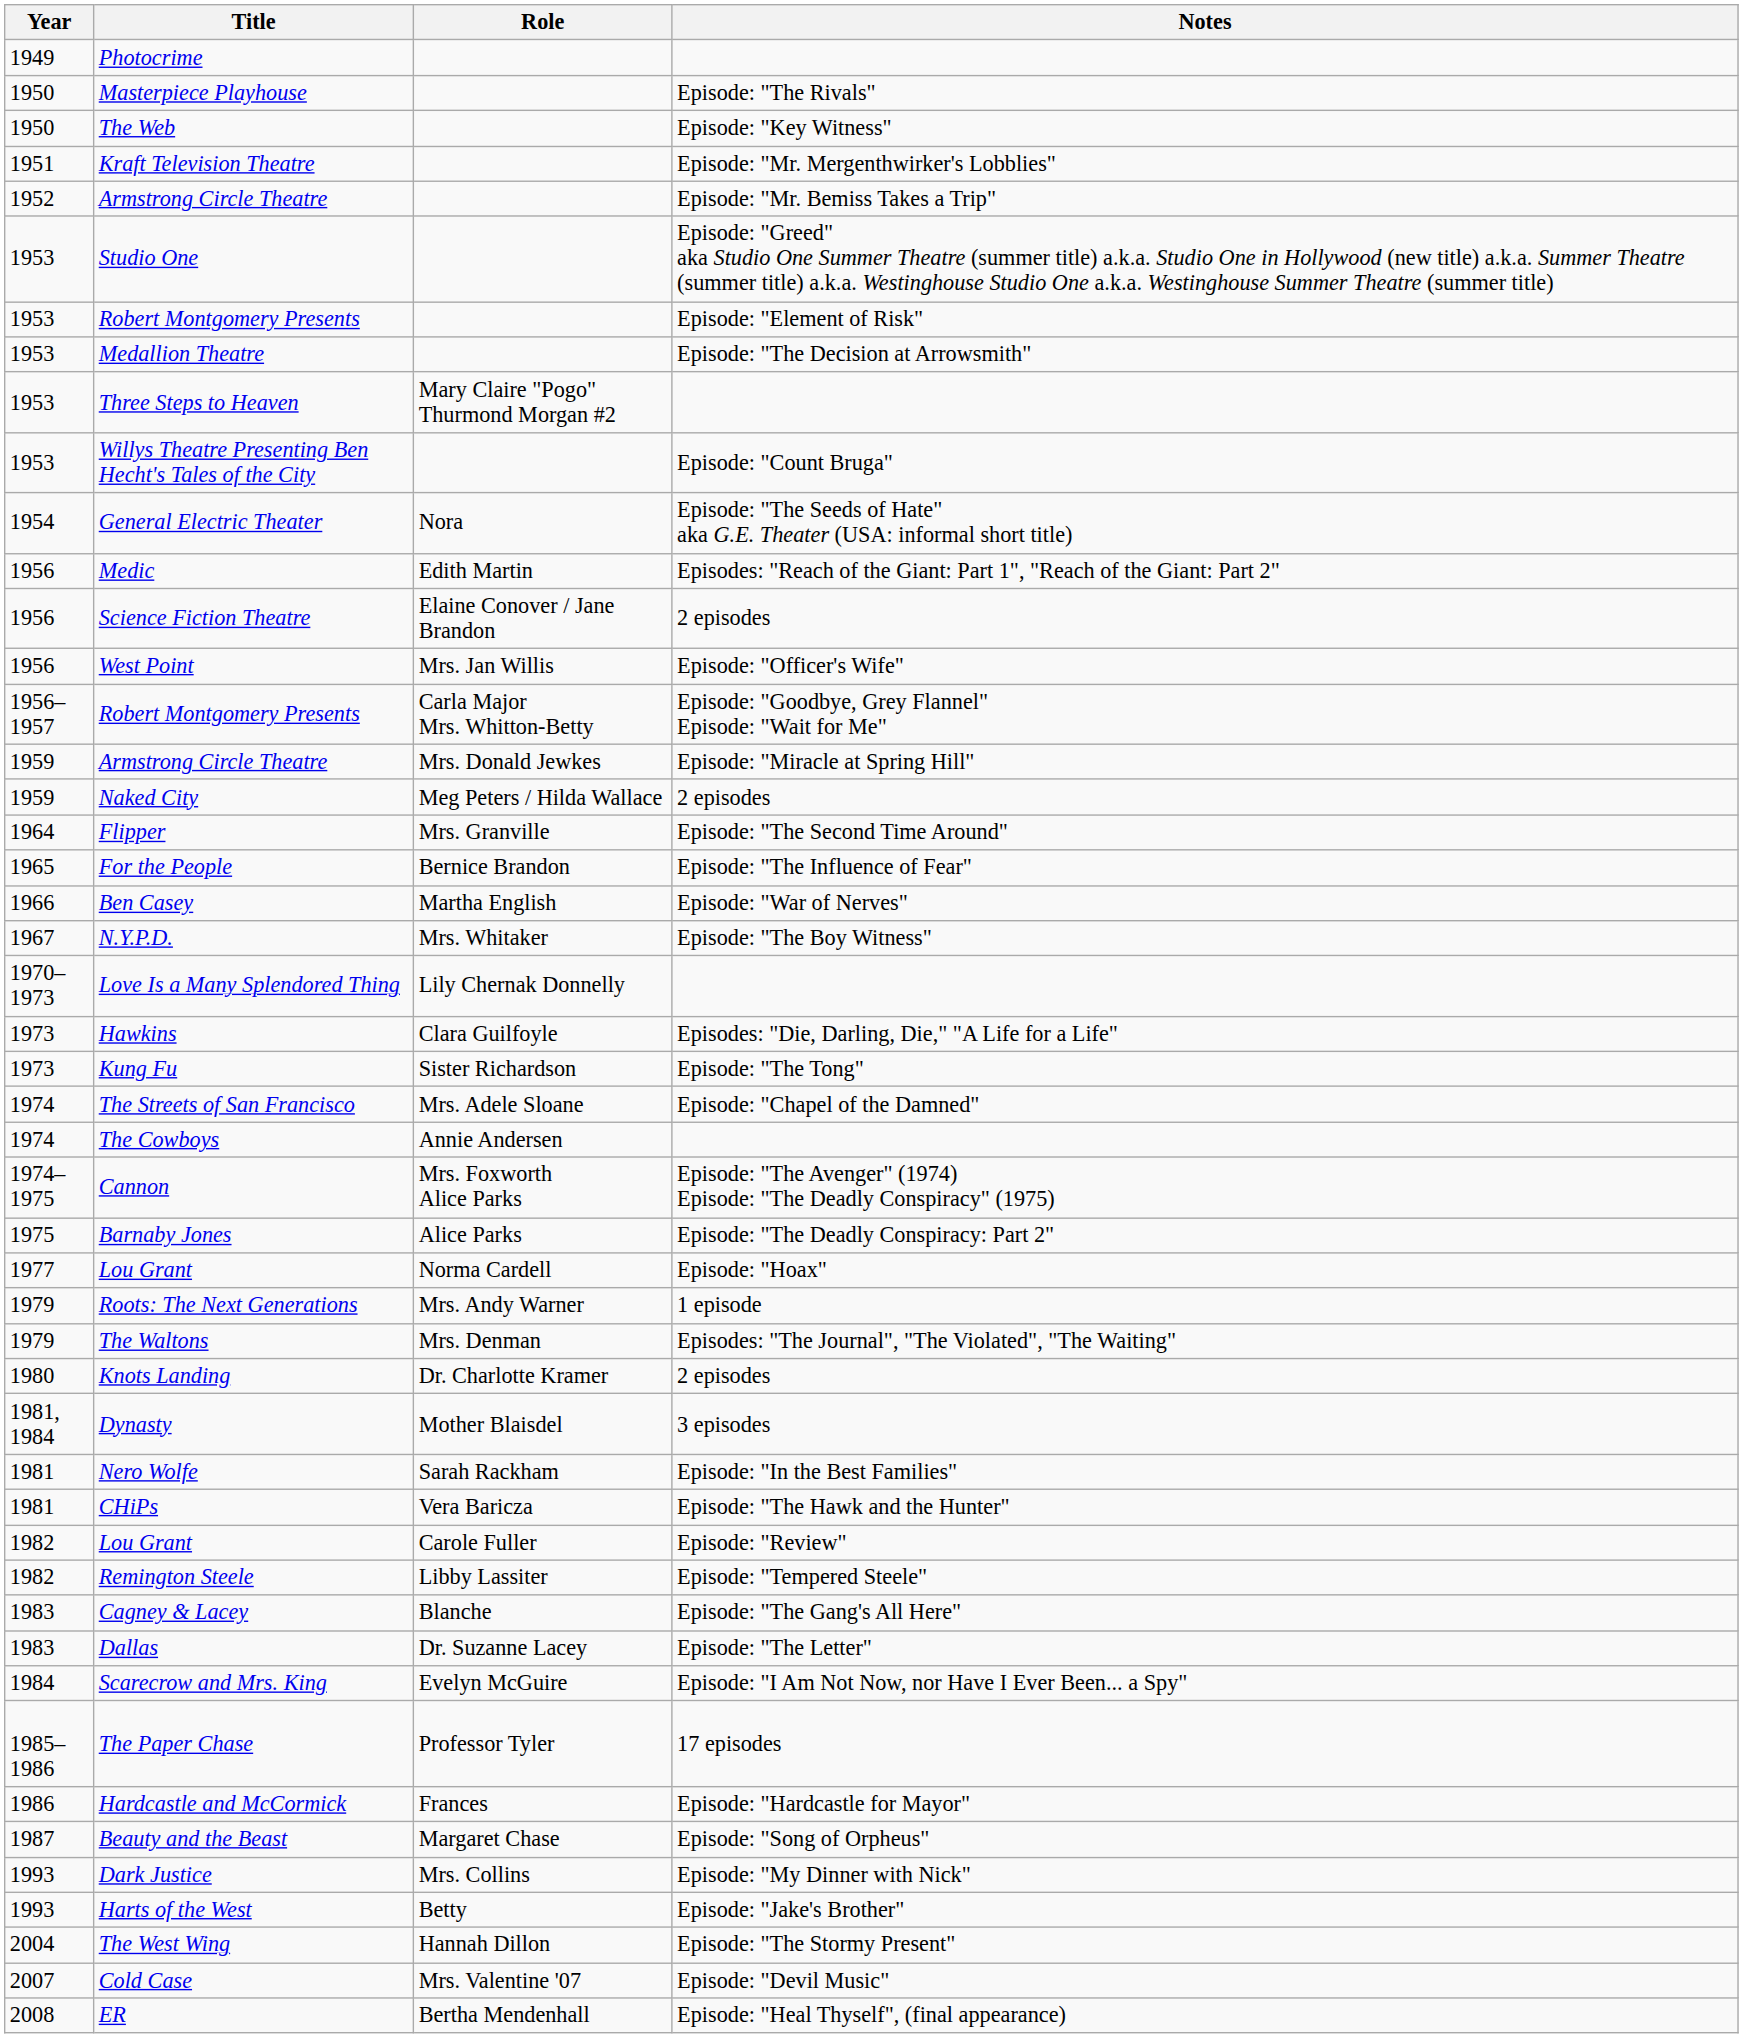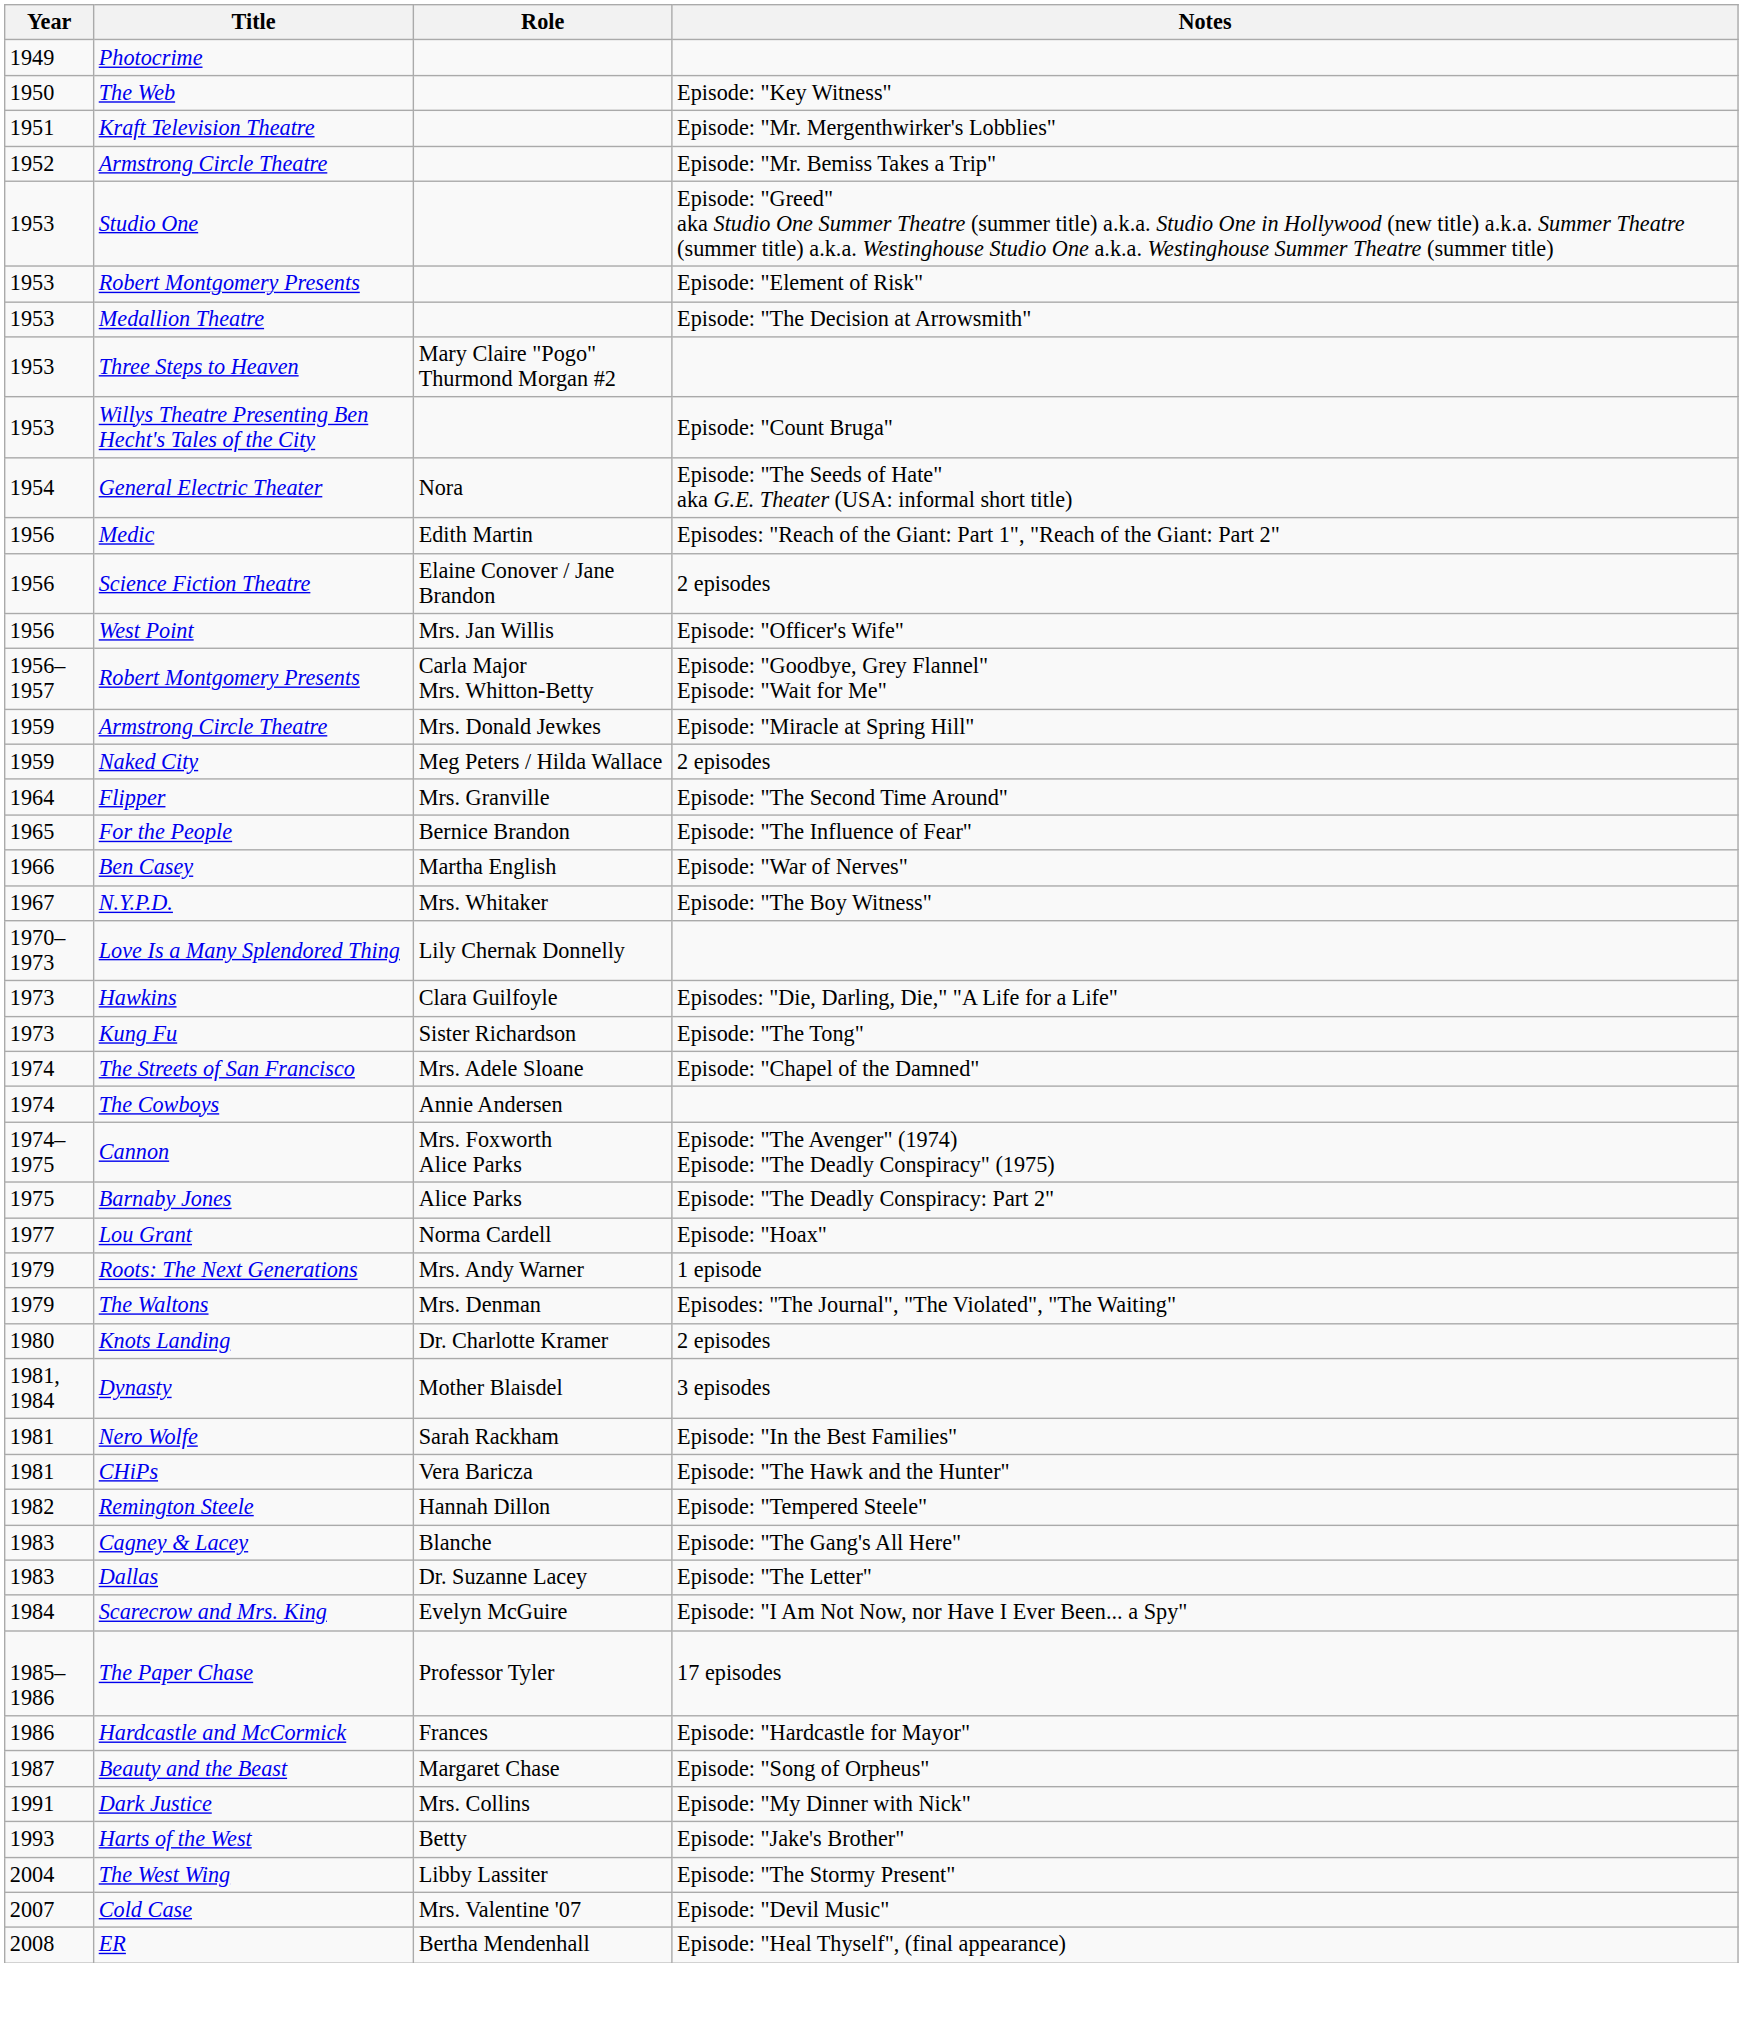- row: (203, 92)
- row: (145, 1542)
(483, 1577) Libby Lassiter -> (484, 1506) Hannah Dillon
(32, 1874) 1993 -> (32, 1803) 1991
(484, 1944) Hannah Dillon -> (483, 1874) Libby Lassiter
